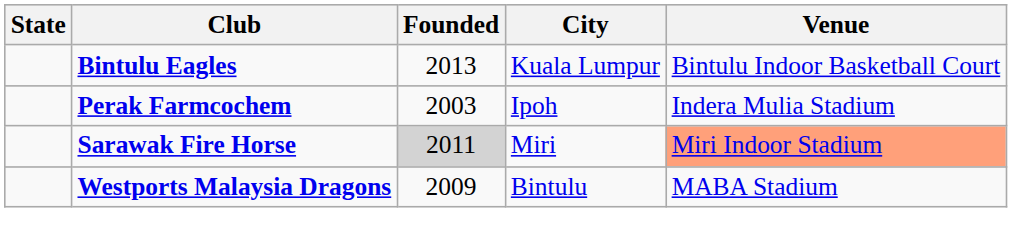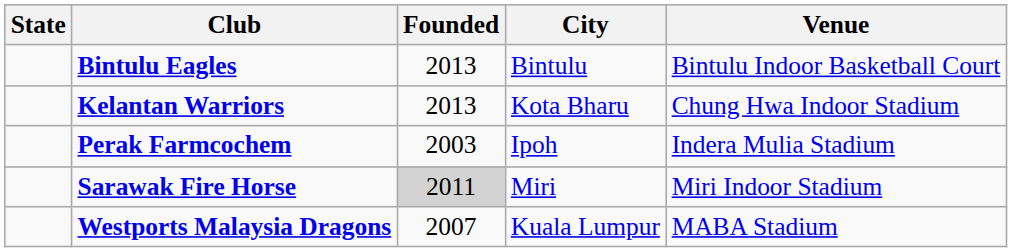(585, 65) Kuala Lumpur -> (549, 65) Bintulu
+ row: (181, 105)
(777, 145) lightsalmon background -> (777, 186) no background
(451, 186) 2009 -> (451, 226) 2007
(549, 186) Bintulu -> (585, 226) Kuala Lumpur
